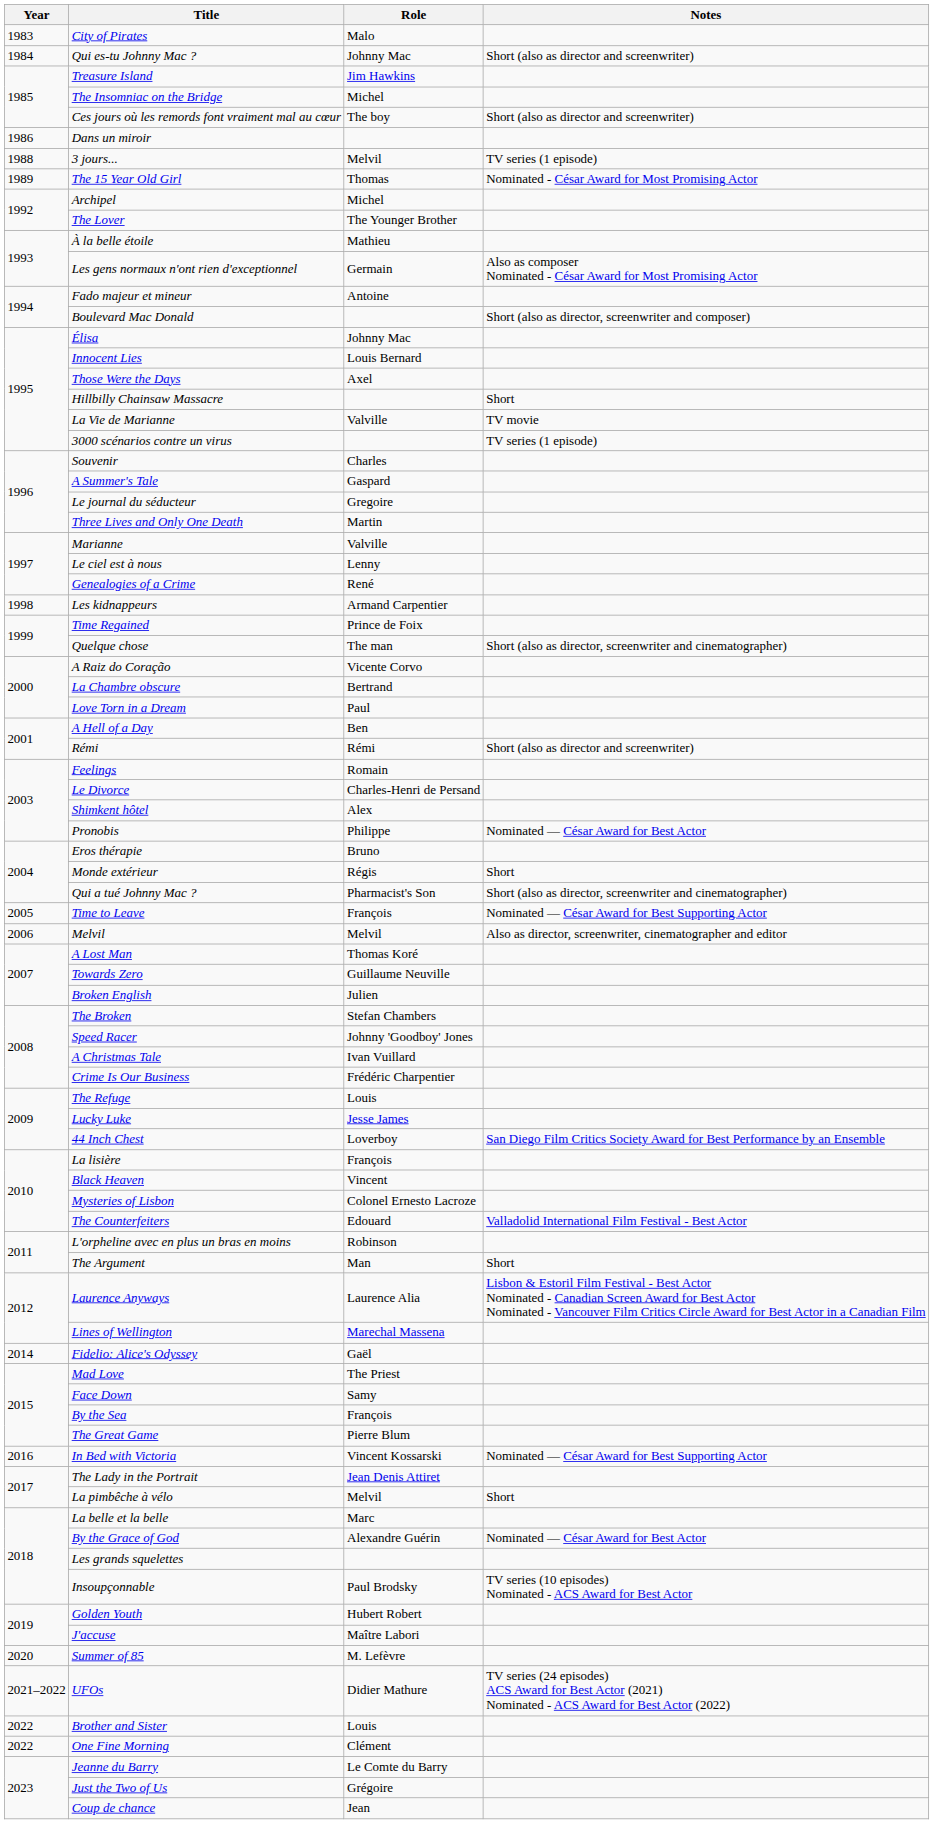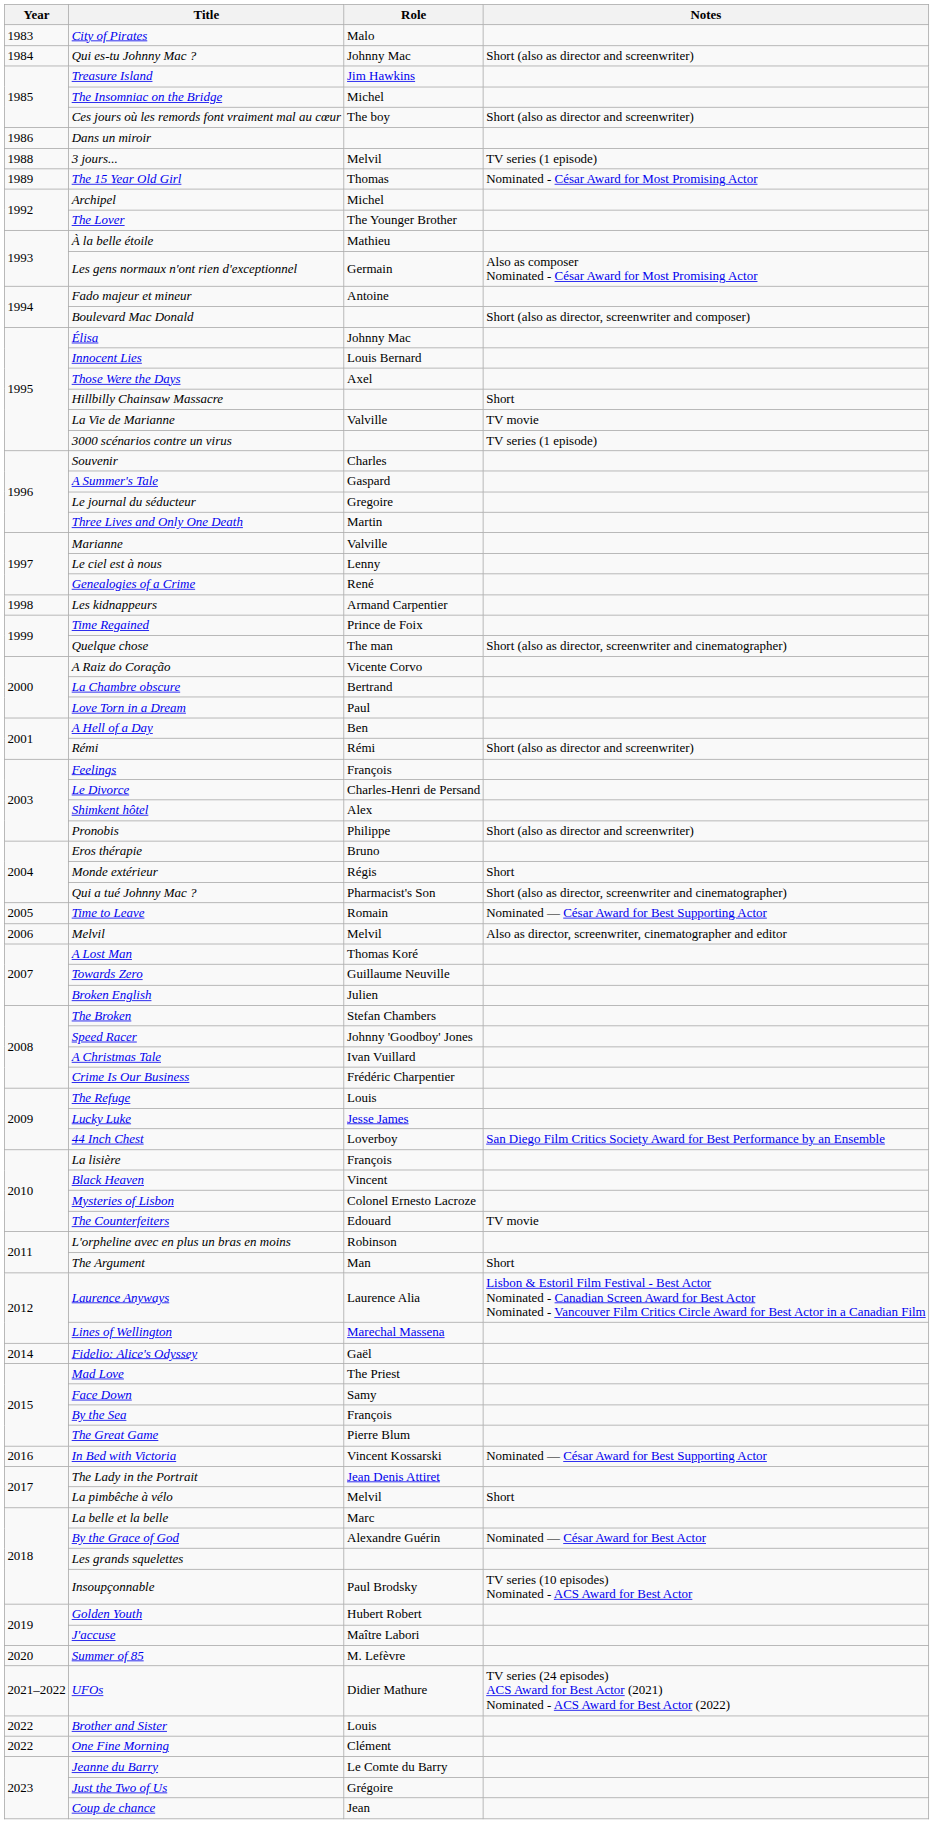(368, 769) Romain -> (369, 769) François
(596, 830) Nominated — César Award for Best Actor -> (590, 830) Short (also as director and screenwriter)
(369, 913) François -> (368, 913) Romain
(616, 1221) Valladolid International Film Festival - Best Actor -> (513, 1221) TV movie
